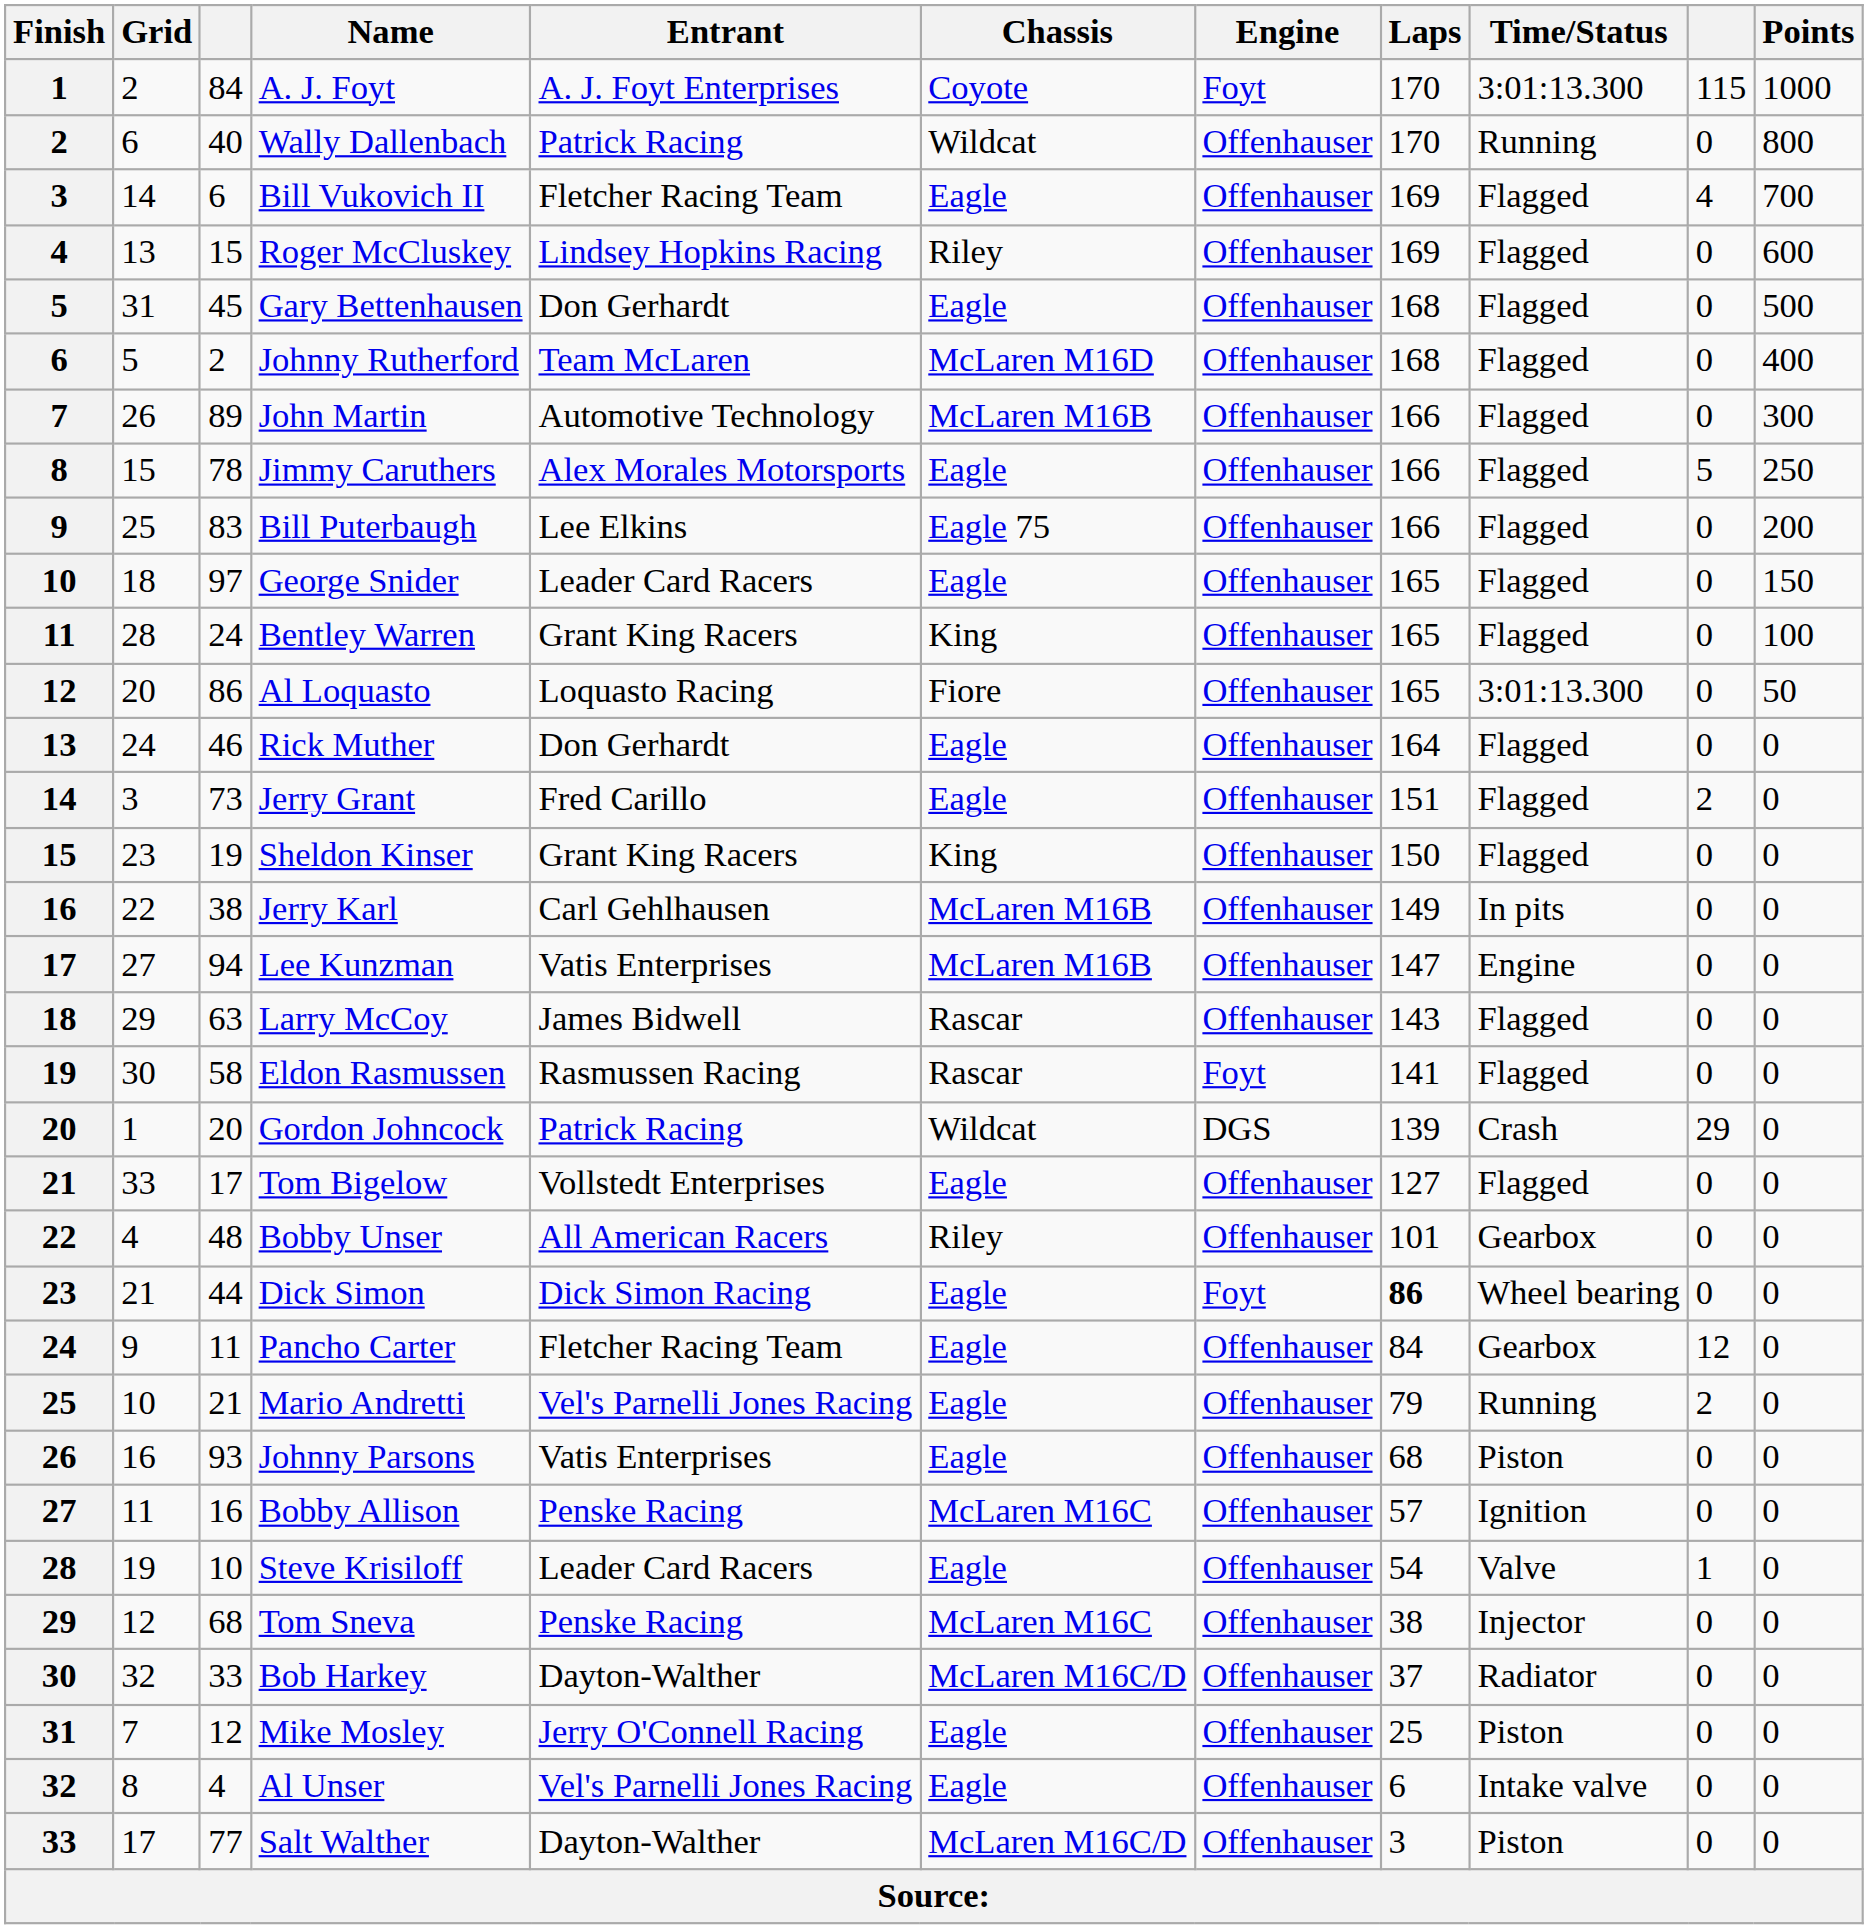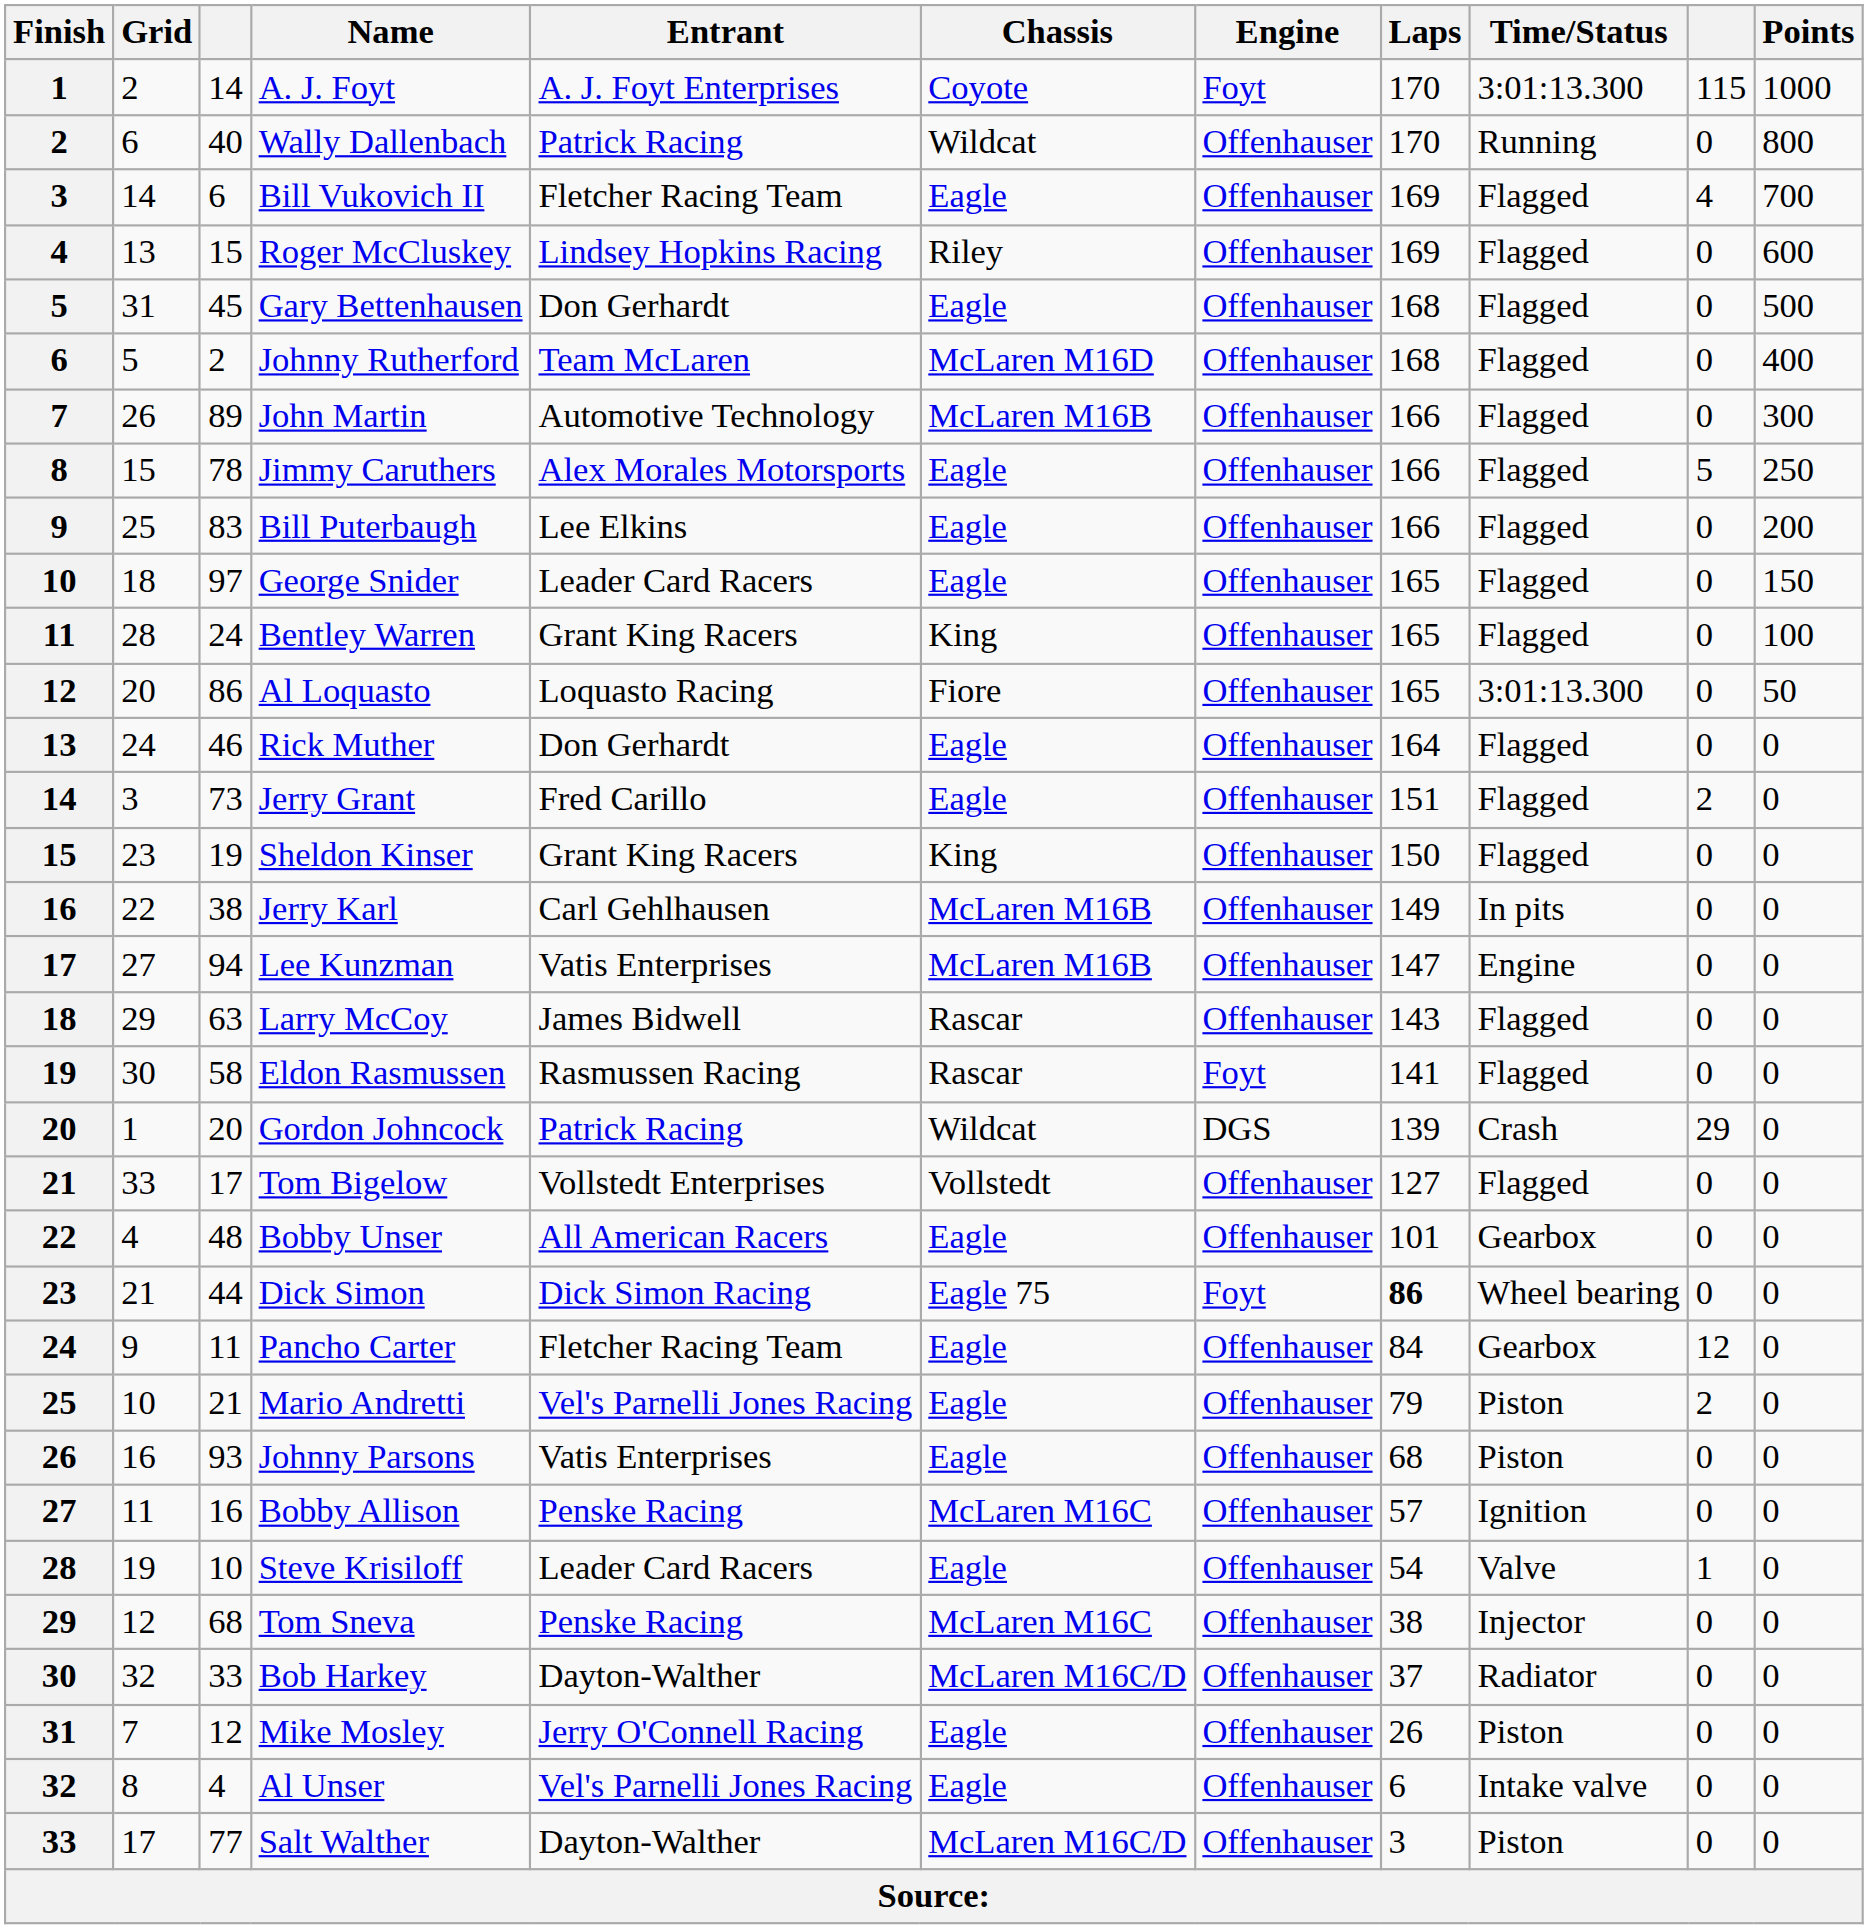(225, 86) 84 -> (225, 86) 14
(989, 525) Eagle 75 -> (968, 525) Eagle
(968, 1182) Eagle -> (989, 1182) Vollstedt
(966, 1237) Riley -> (968, 1237) Eagle
(968, 1292) Eagle -> (989, 1292) Eagle 75
(1537, 1402) Running -> (1521, 1402) Piston
(1406, 1731) 25 -> (1406, 1731) 26
